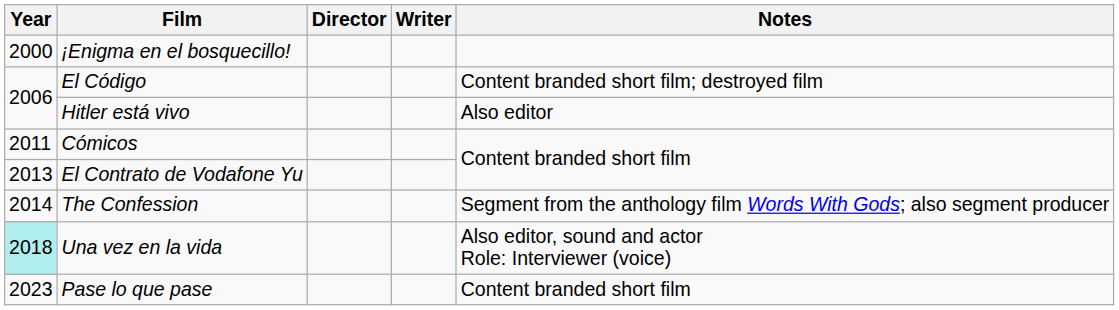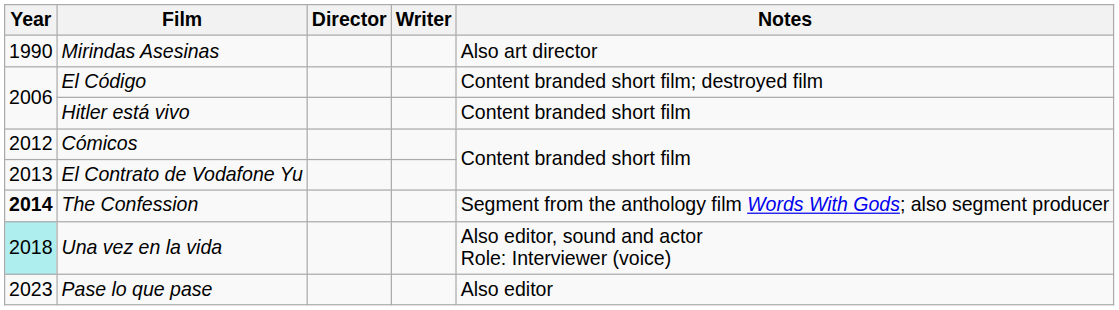+ row: (140, 50)
- row: (176, 50)
(507, 112) Also editor -> (576, 112) Content branded short film
(30, 143) 2011 -> (31, 143) 2012
(31, 205) normal -> (31, 205) bold
(576, 289) Content branded short film -> (507, 289) Also editor
